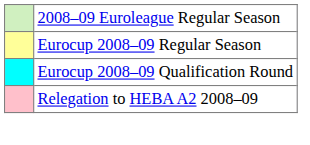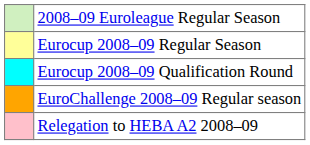+ row: (169, 99)
